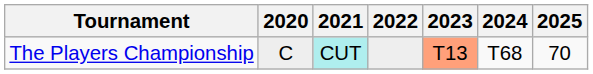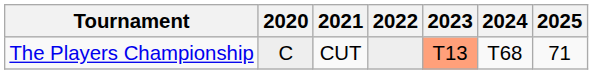(341, 53) paleturquoise background -> (341, 53) no background
(560, 53) 70 -> (560, 53) 71
